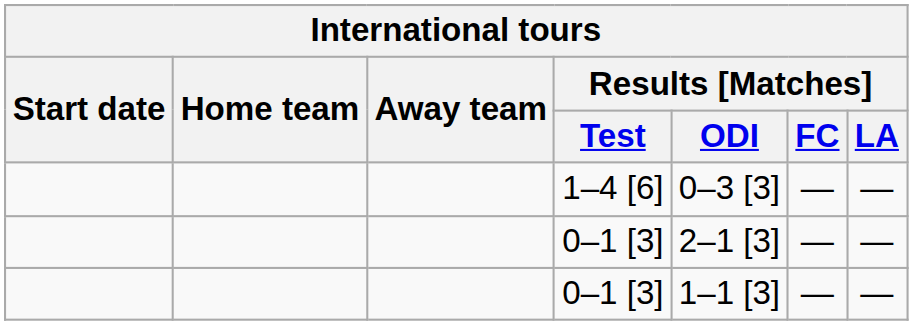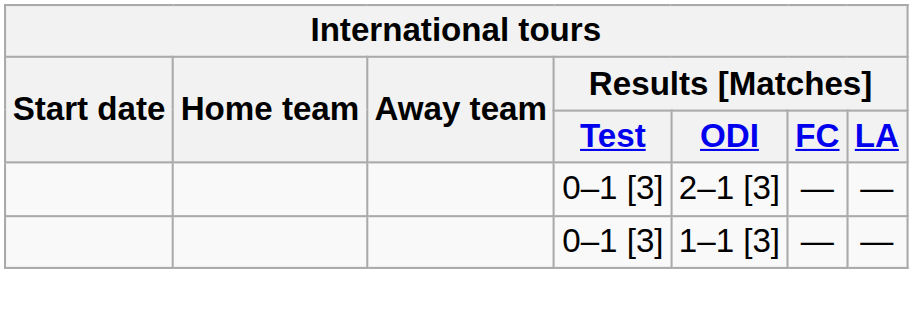- row: (89, 189)
